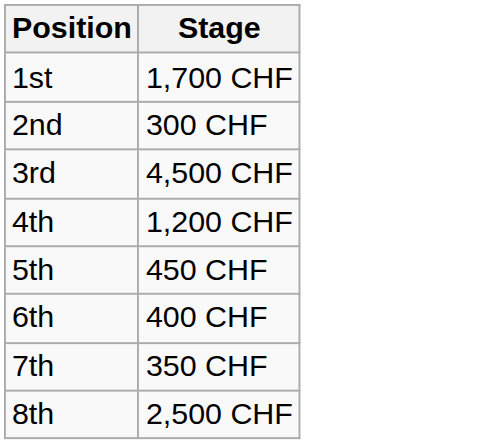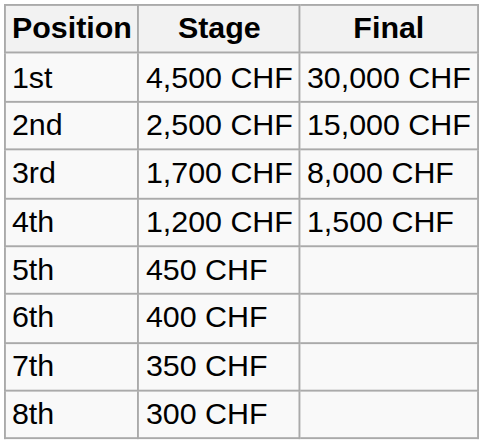+ column: (389, 28)
(219, 76) 1,700 CHF -> (219, 76) 4,500 CHF
(207, 125) 300 CHF -> (219, 125) 2,500 CHF
(219, 173) 4,500 CHF -> (219, 173) 1,700 CHF
(219, 414) 2,500 CHF -> (207, 414) 300 CHF
